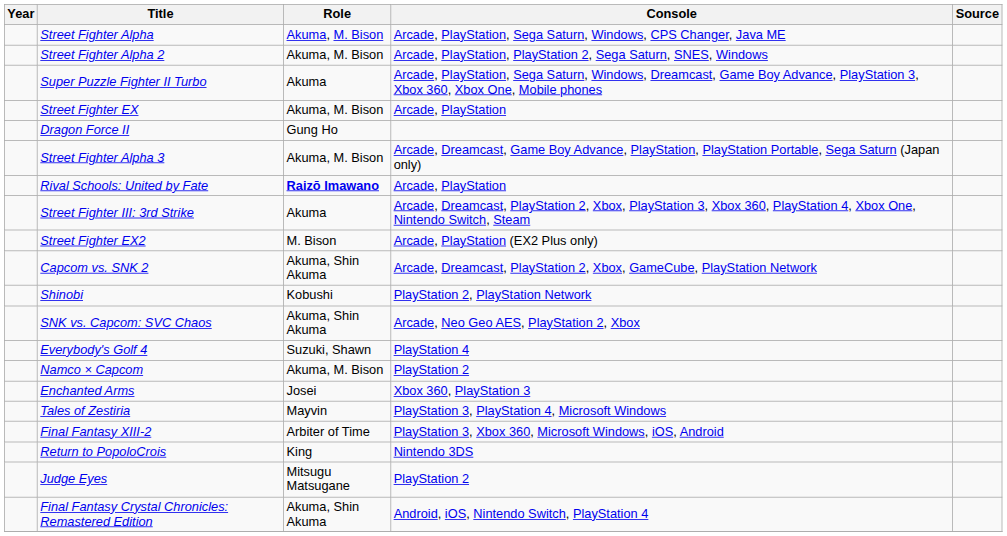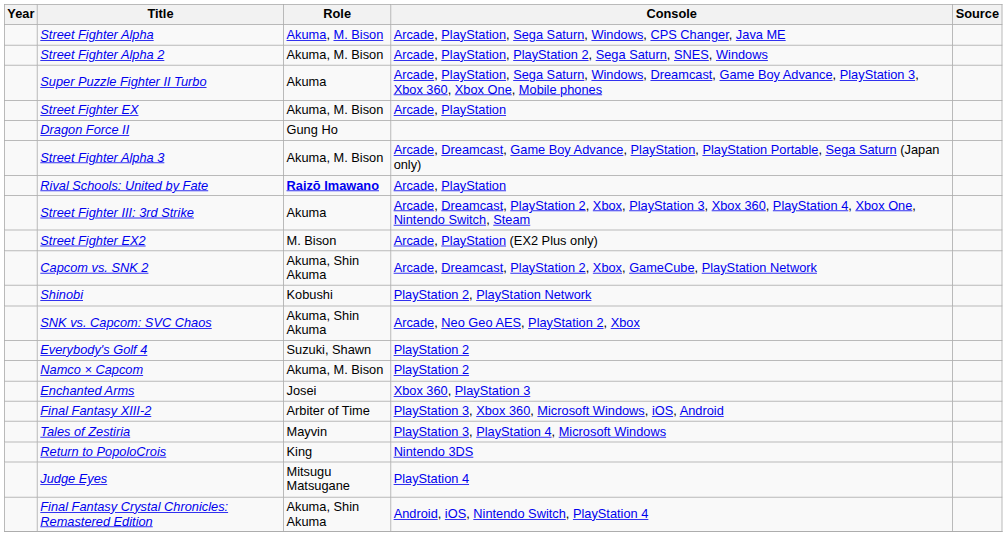(431, 350) PlayStation 4 -> (431, 350) PlayStation 2
rows swapped: (96, 431) <-> (85, 411)
(431, 479) PlayStation 2 -> (431, 479) PlayStation 4
